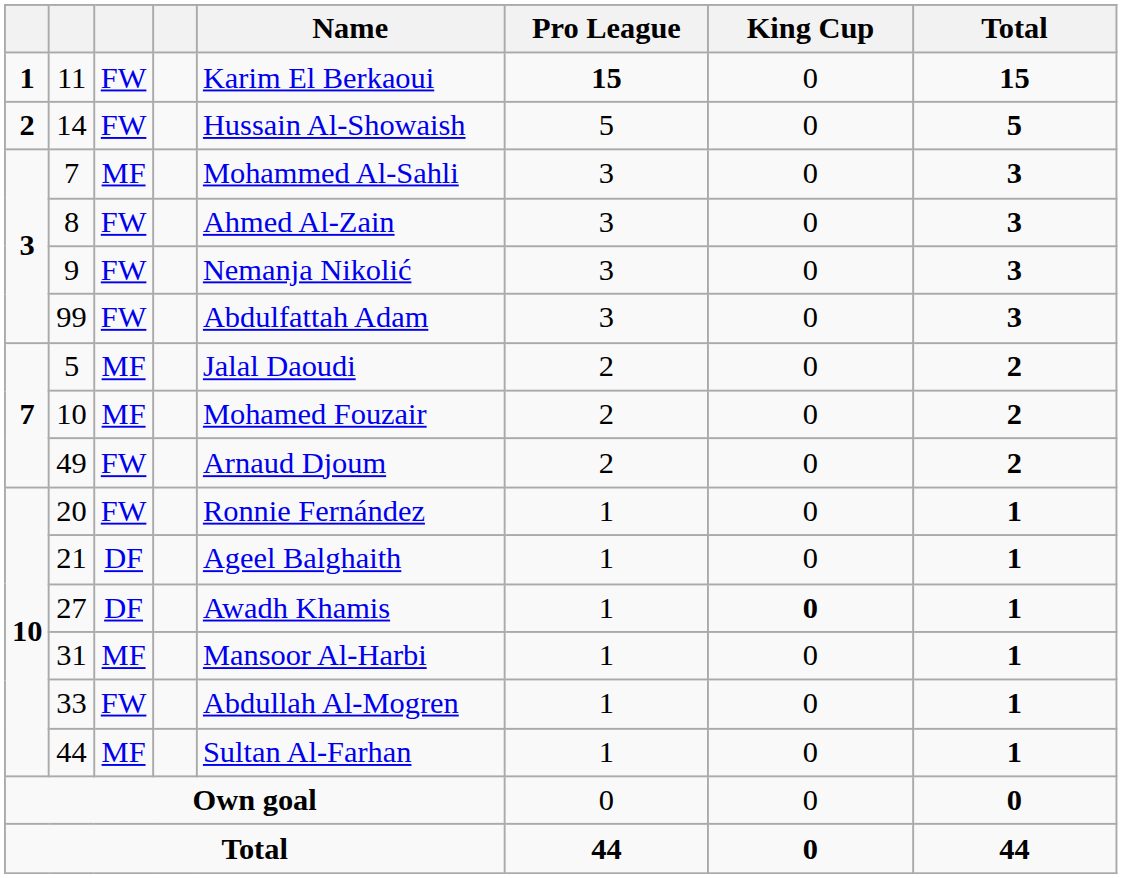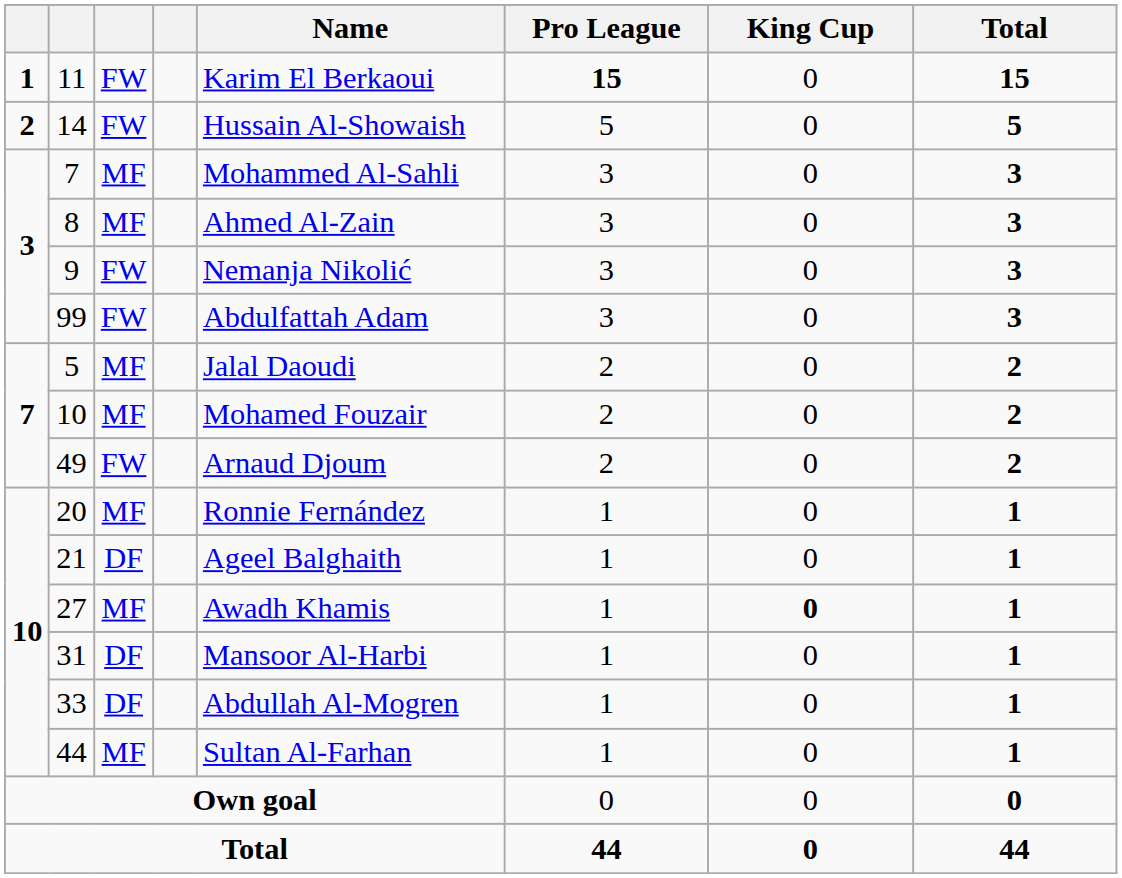(124, 221) FW -> (124, 221) MF
(124, 510) FW -> (124, 510) MF
(124, 607) DF -> (124, 607) MF
(124, 655) MF -> (124, 655) DF
(124, 703) FW -> (124, 703) DF
